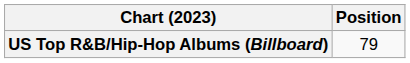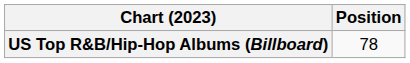(369, 44) 79 -> (369, 44) 78
